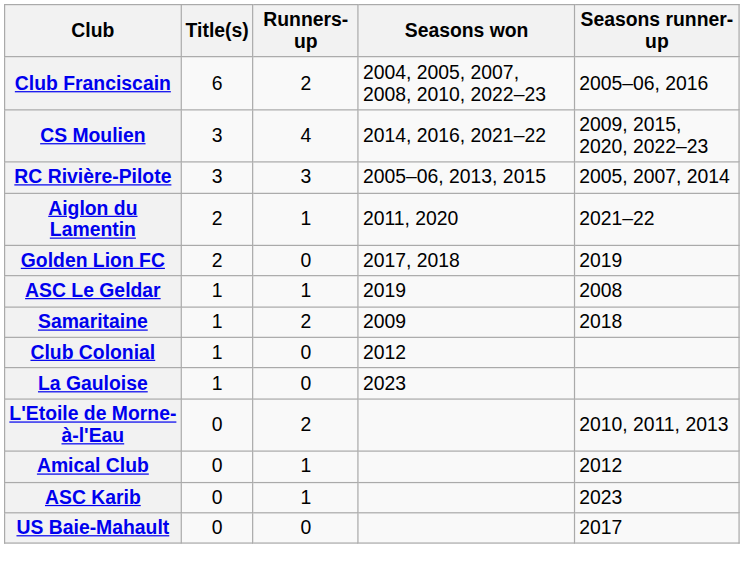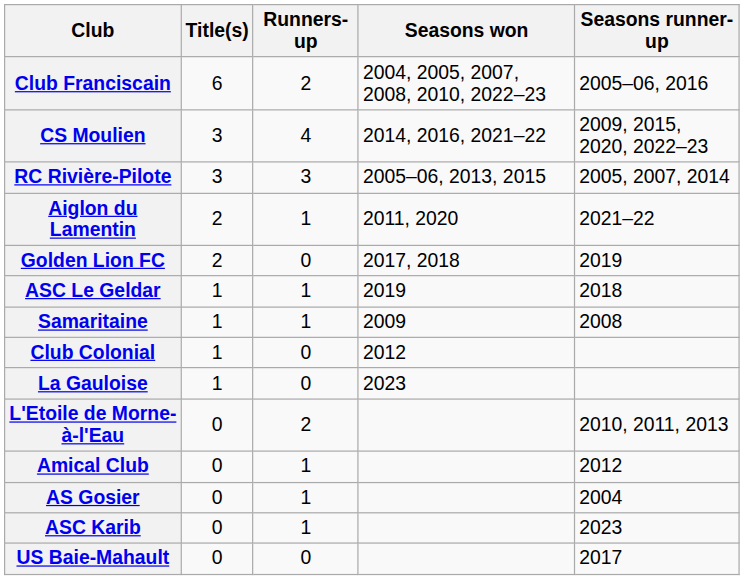(601, 291) 2008 -> (601, 291) 2018
(306, 321) 2 -> (306, 321) 1
(601, 321) 2018 -> (601, 321) 2008
+ row: (93, 497)
